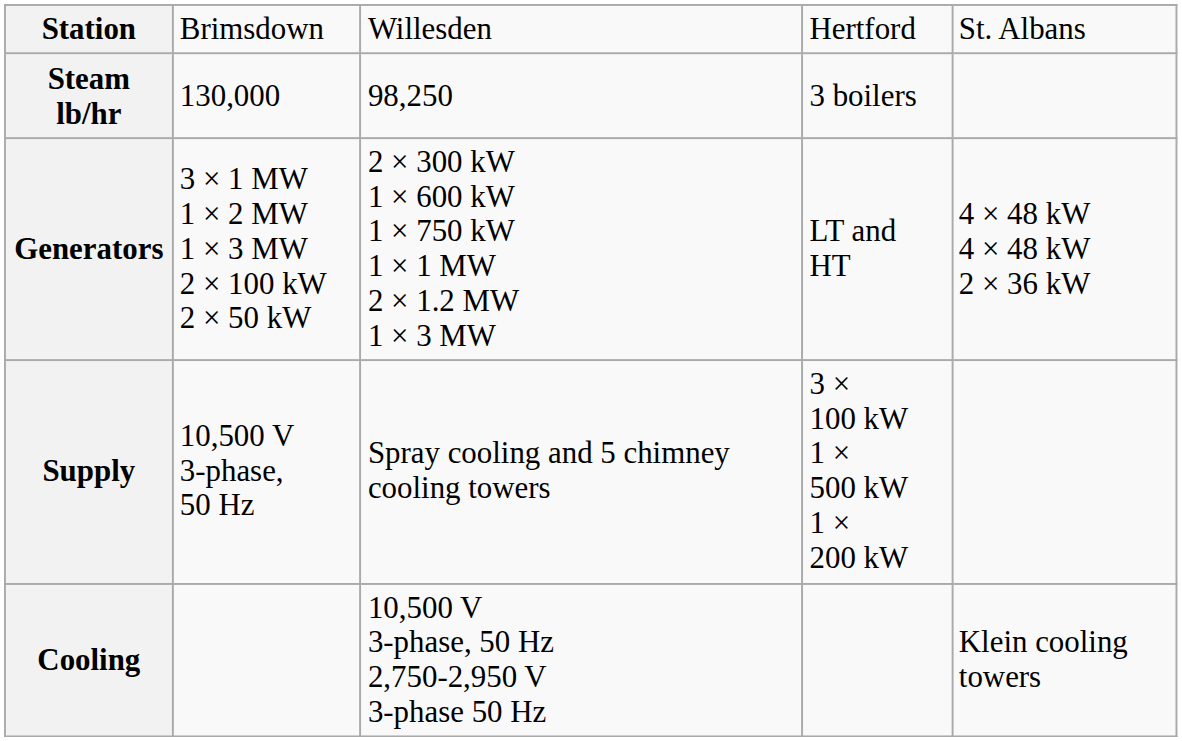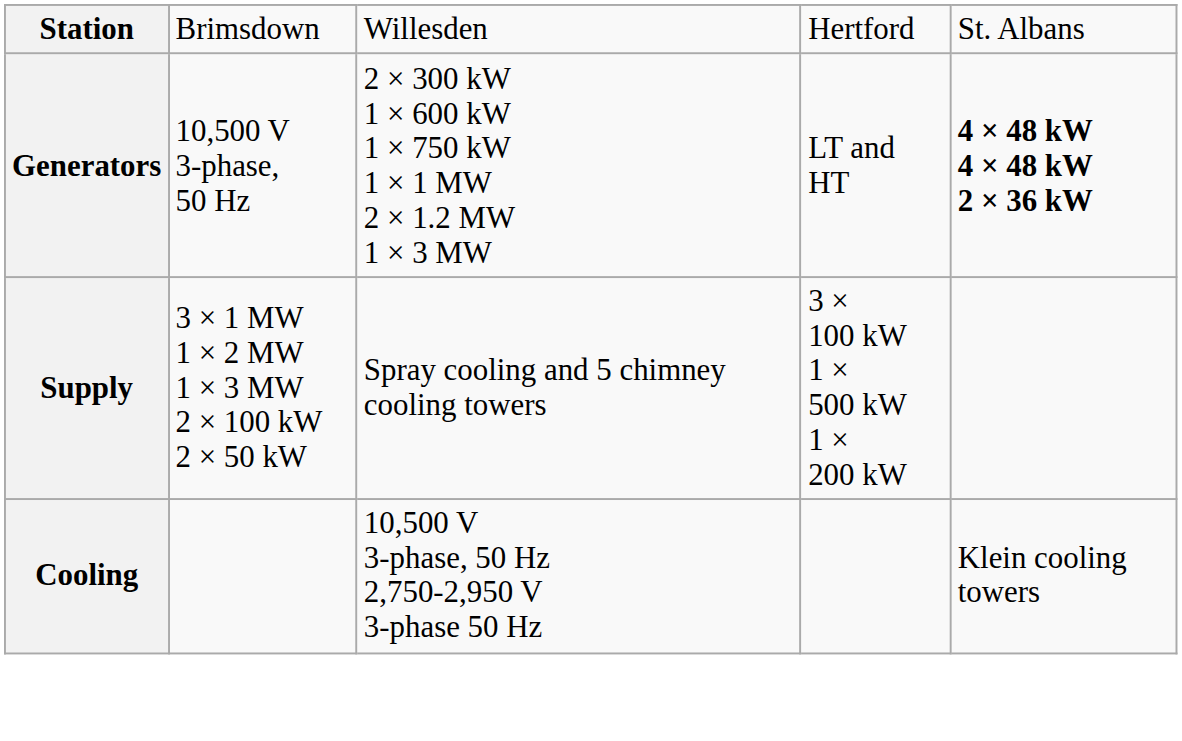- row: (89, 95)
(253, 248) 3 × 1 MW 1 × 2 MW 1 × 3 MW 2 × 100 kW 2 × 50 kW -> (233, 164) 10,500 V 3-phase, 50 Hz
(1025, 248) normal -> (1025, 164) bold
(237, 471) 10,500 V 3-phase, 50 Hz -> (249, 387) 3 × 1 MW 1 × 2 MW 1 × 3 MW 2 × 100 kW 2 × 50 kW
